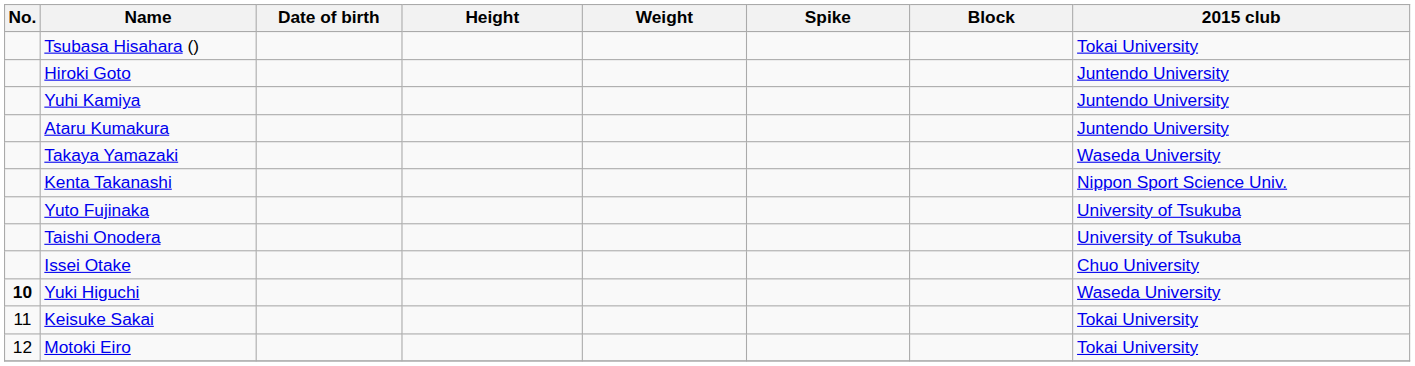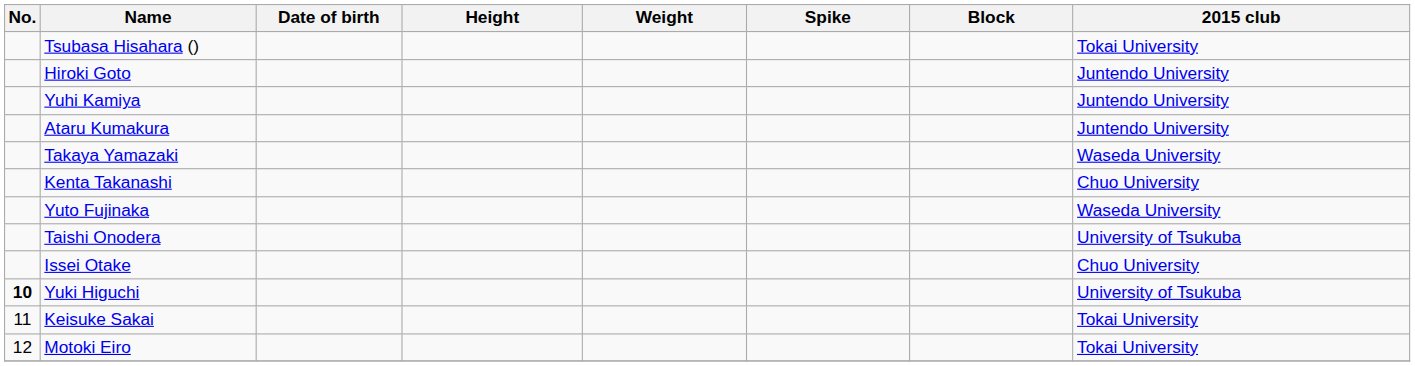(1182, 182) Nippon Sport Science Univ. -> (1138, 182) Chuo University
(1159, 210) University of Tsukuba -> (1149, 210) Waseda University
(1149, 292) Waseda University -> (1159, 292) University of Tsukuba
